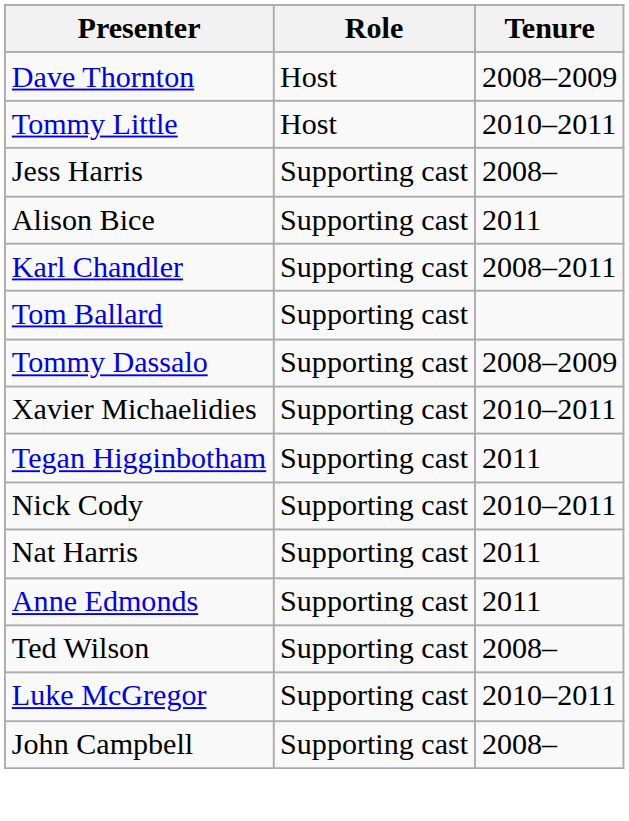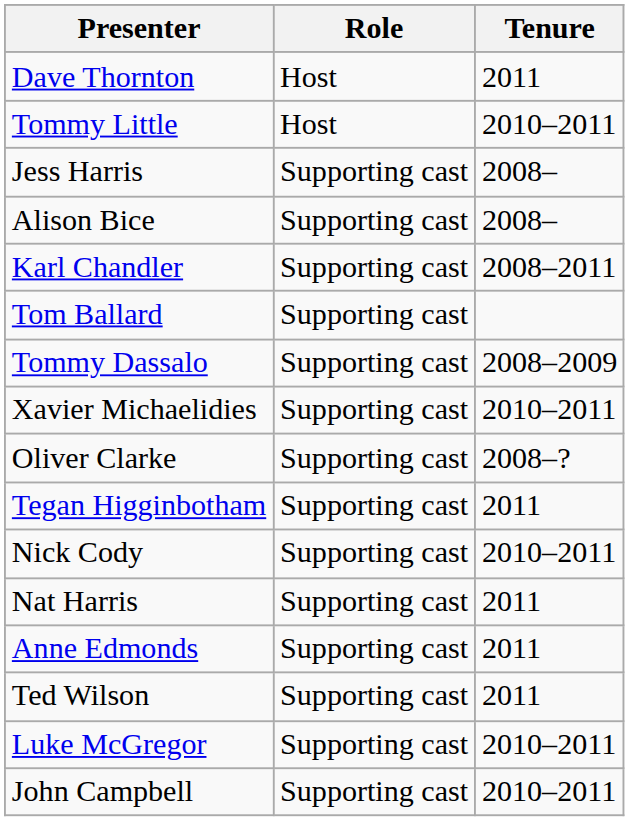(550, 76) 2008–2009 -> (511, 76) 2011
(511, 219) 2011 -> (520, 219) 2008–
+ row: (94, 457)
(520, 648) 2008– -> (511, 696) 2011
(520, 743) 2008– -> (549, 791) 2010–2011
